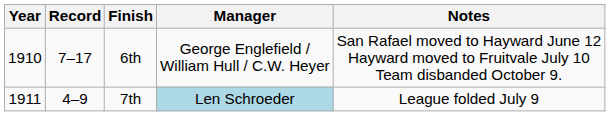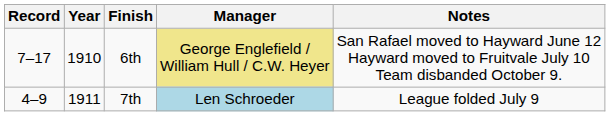columns swapped: (25, 16) <-> (75, 16)
(245, 57) no background -> (245, 57) khaki background
